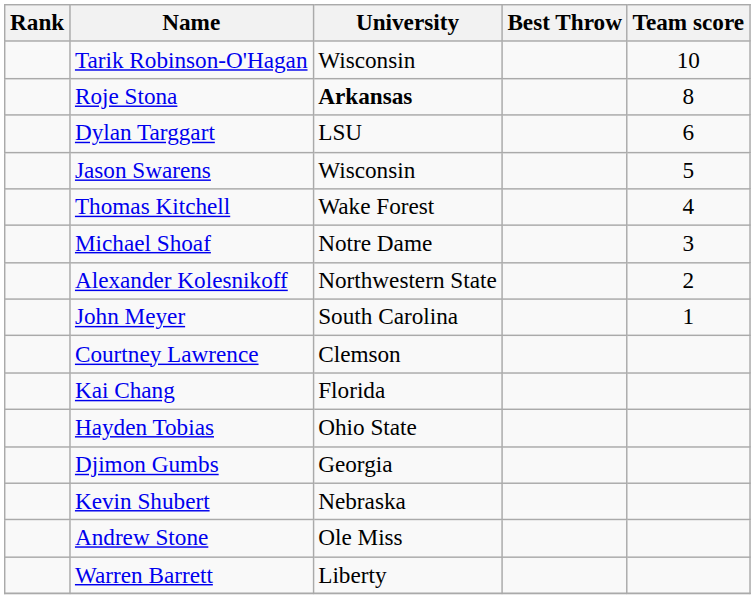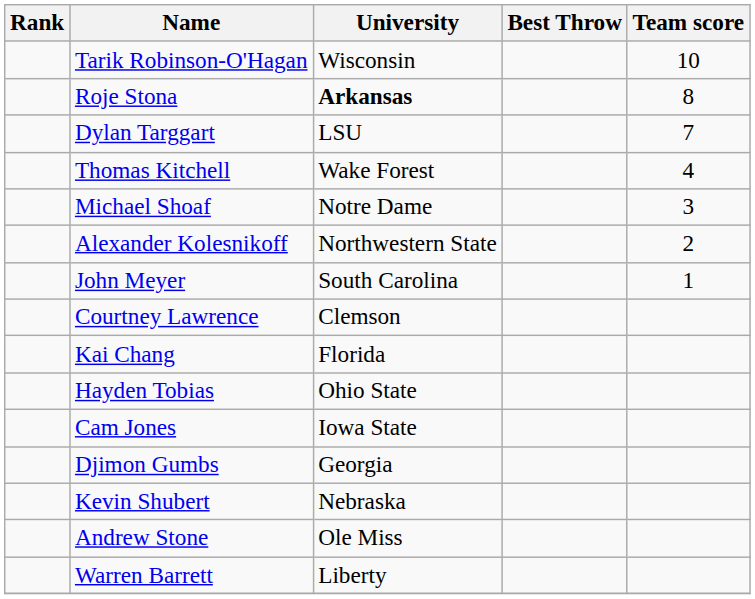(688, 133) 6 -> (688, 133) 7
- row: (143, 170)
+ row: (126, 427)
